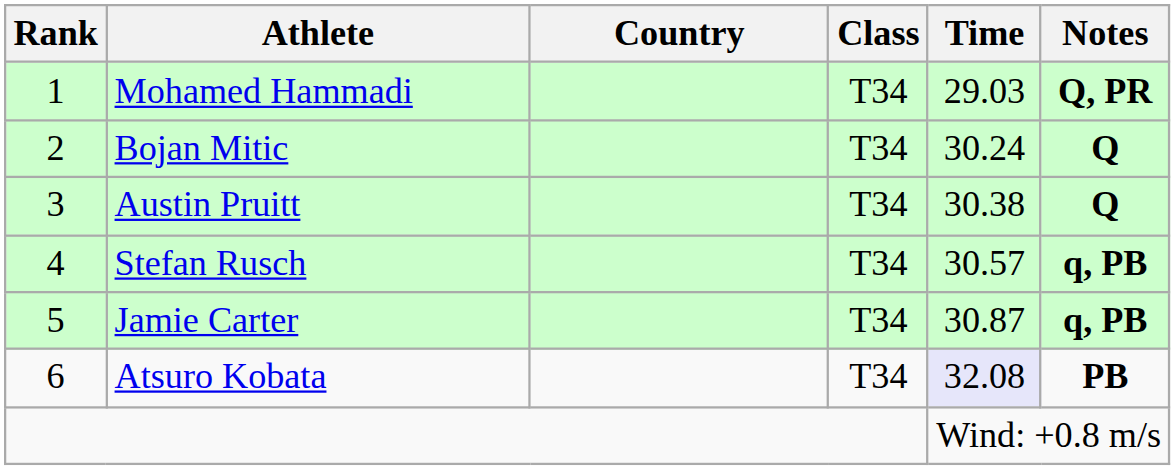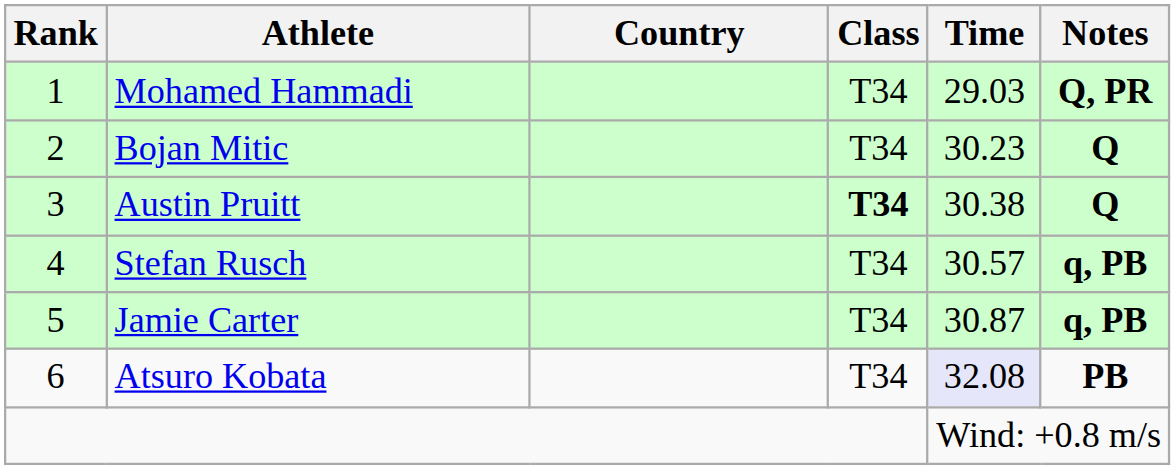(985, 147) 30.24 -> (985, 147) 30.23
(878, 205) normal -> (878, 205) bold
